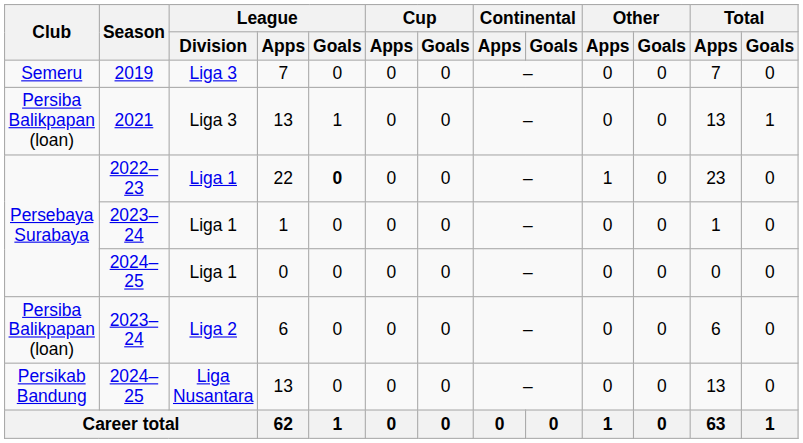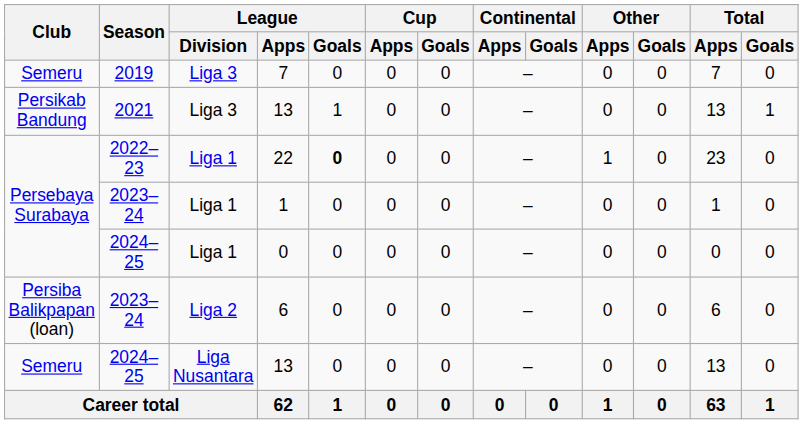(52, 120) Persiba Balikpapan (loan) -> (52, 111) Persikab Bandung
(52, 386) Persikab Bandung -> (52, 367) Semeru
